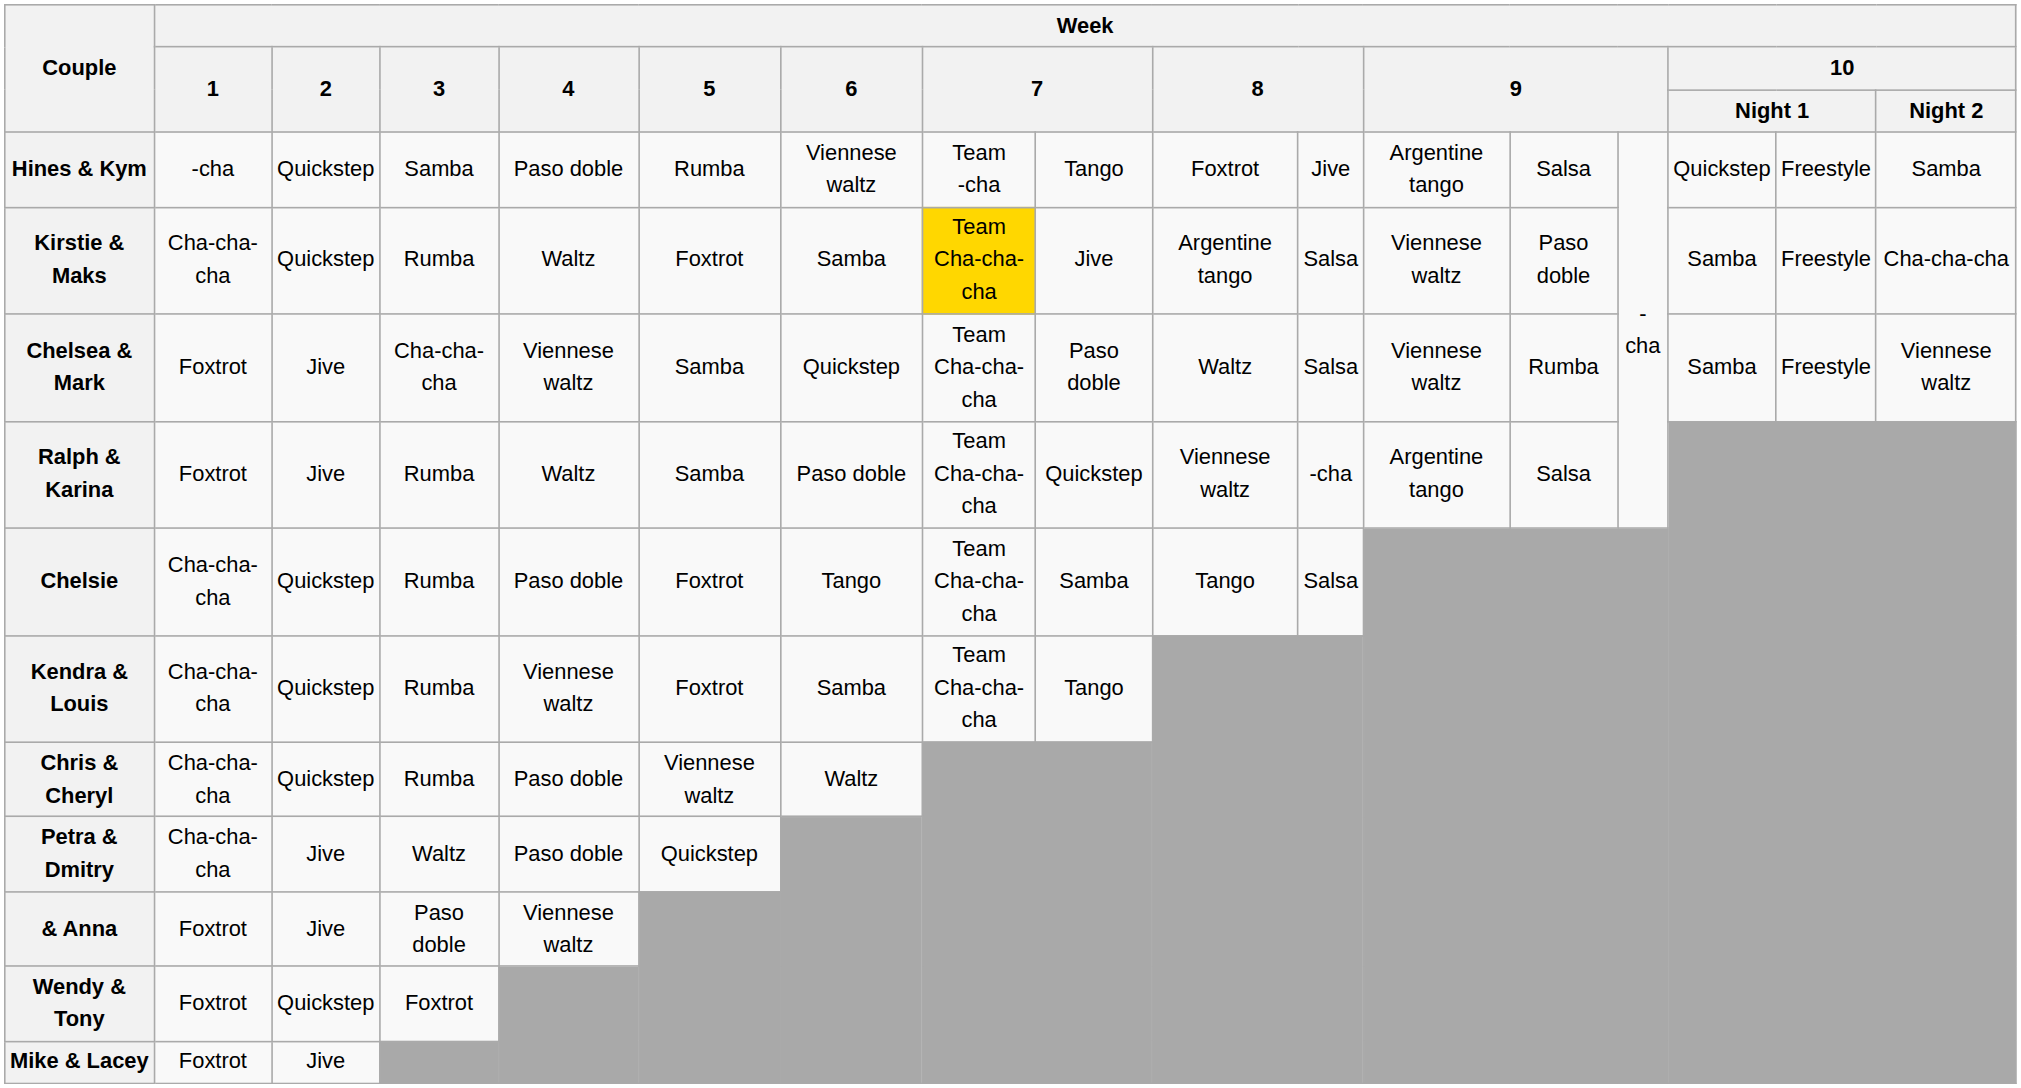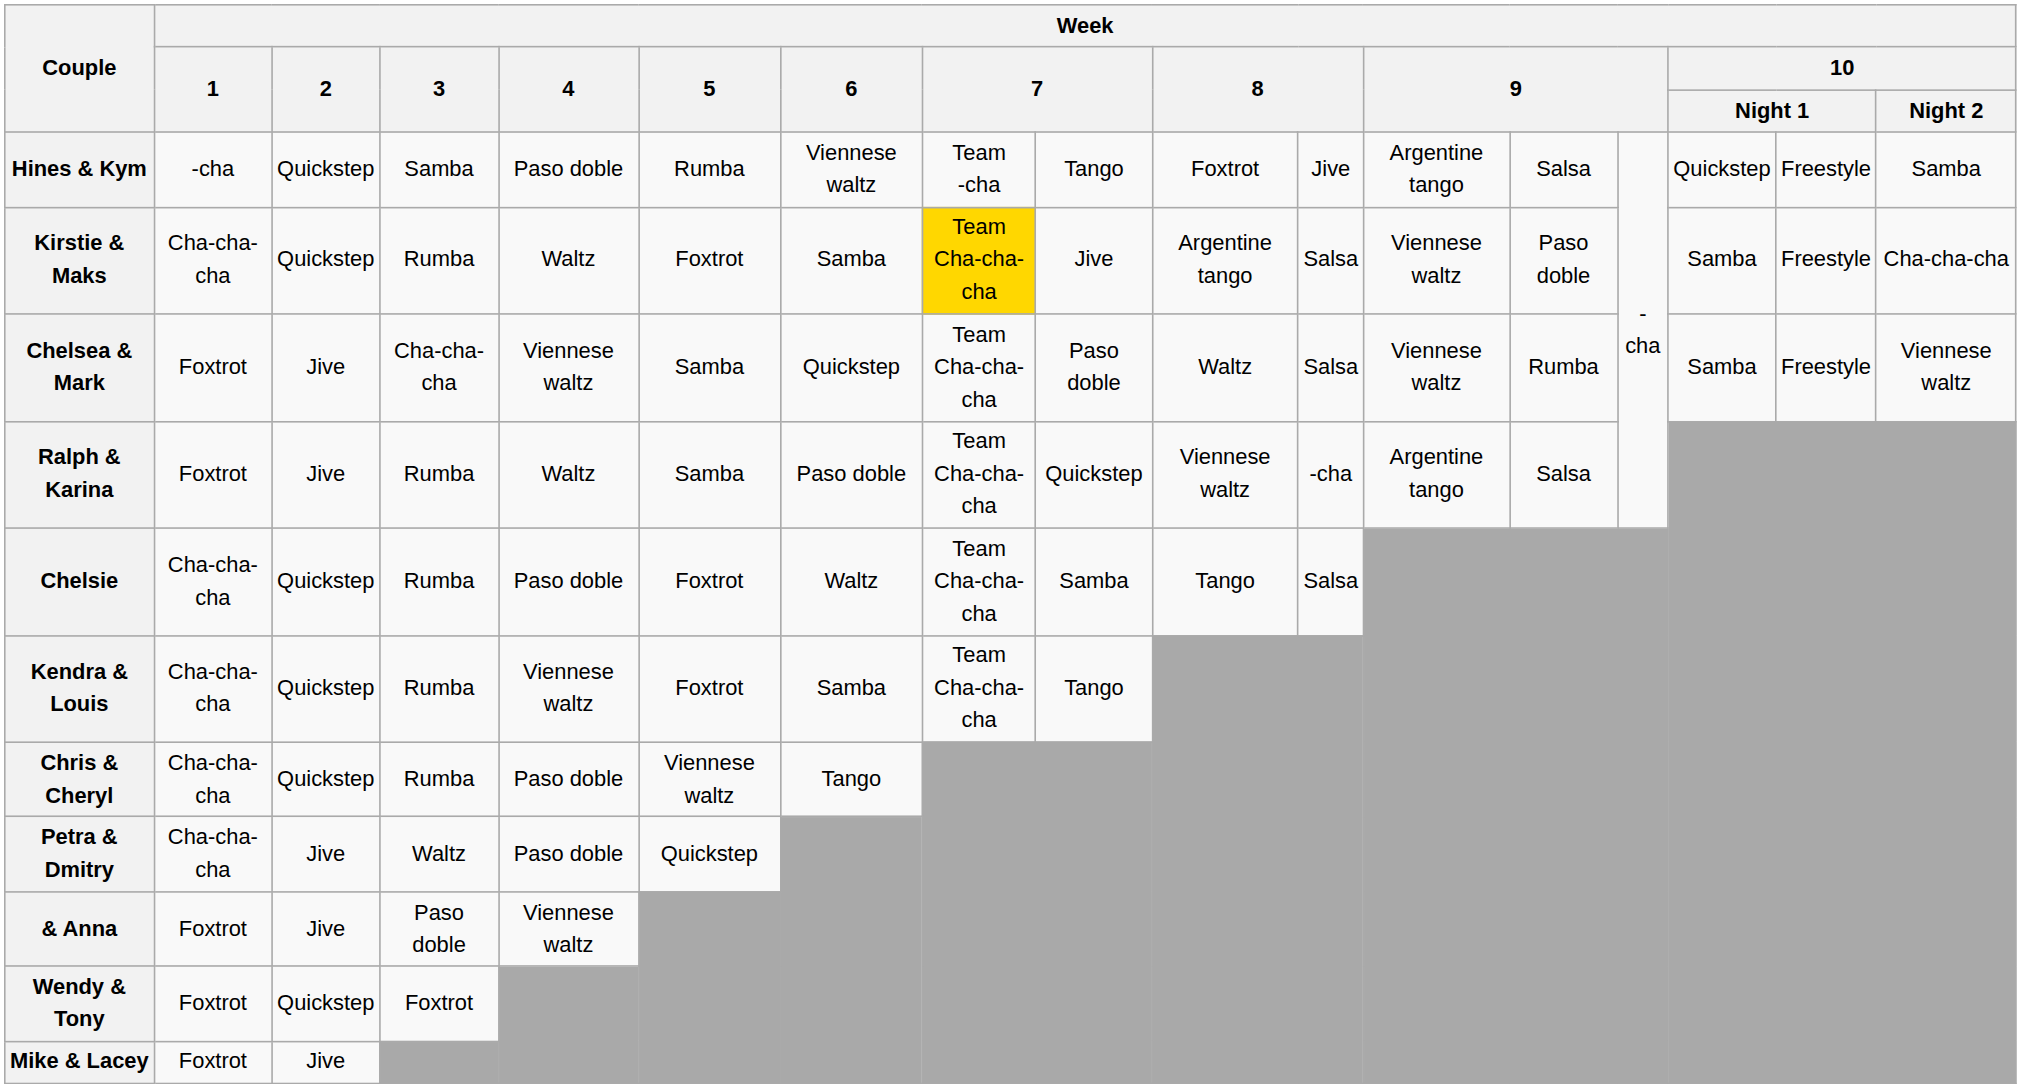(851, 580) Tango -> (851, 580) Waltz
(851, 778) Waltz -> (851, 778) Tango
